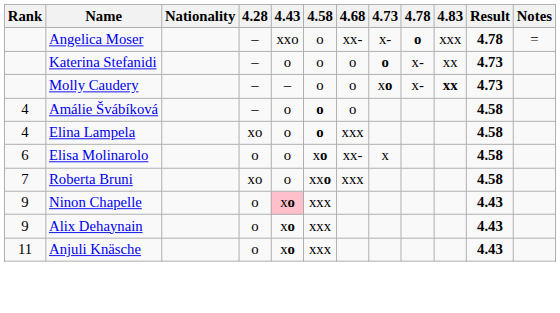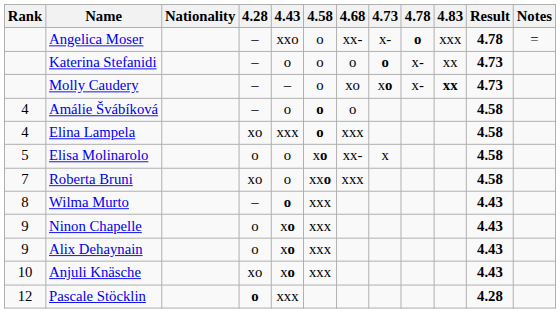(353, 86) o -> (353, 86) xo
(287, 132) o -> (287, 132) xxx
(25, 156) 6 -> (25, 156) 5
+ row: (89, 202)
(287, 202) pink background -> (287, 226) no background
(25, 249) 11 -> (25, 272) 10
(255, 249) o -> (255, 272) xo
+ row: (97, 296)
